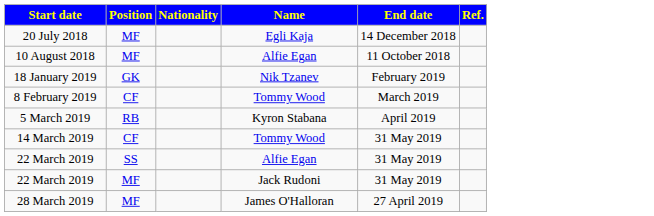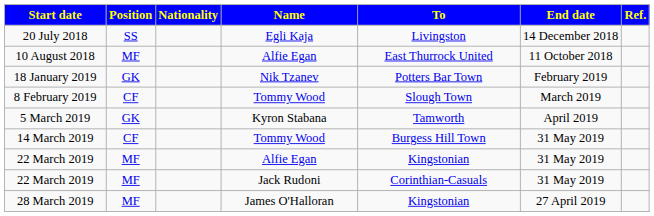+ column: (439, 15)
(131, 35) MF -> (131, 35) SS
(131, 118) RB -> (131, 118) GK
(131, 159) SS -> (131, 159) MF
